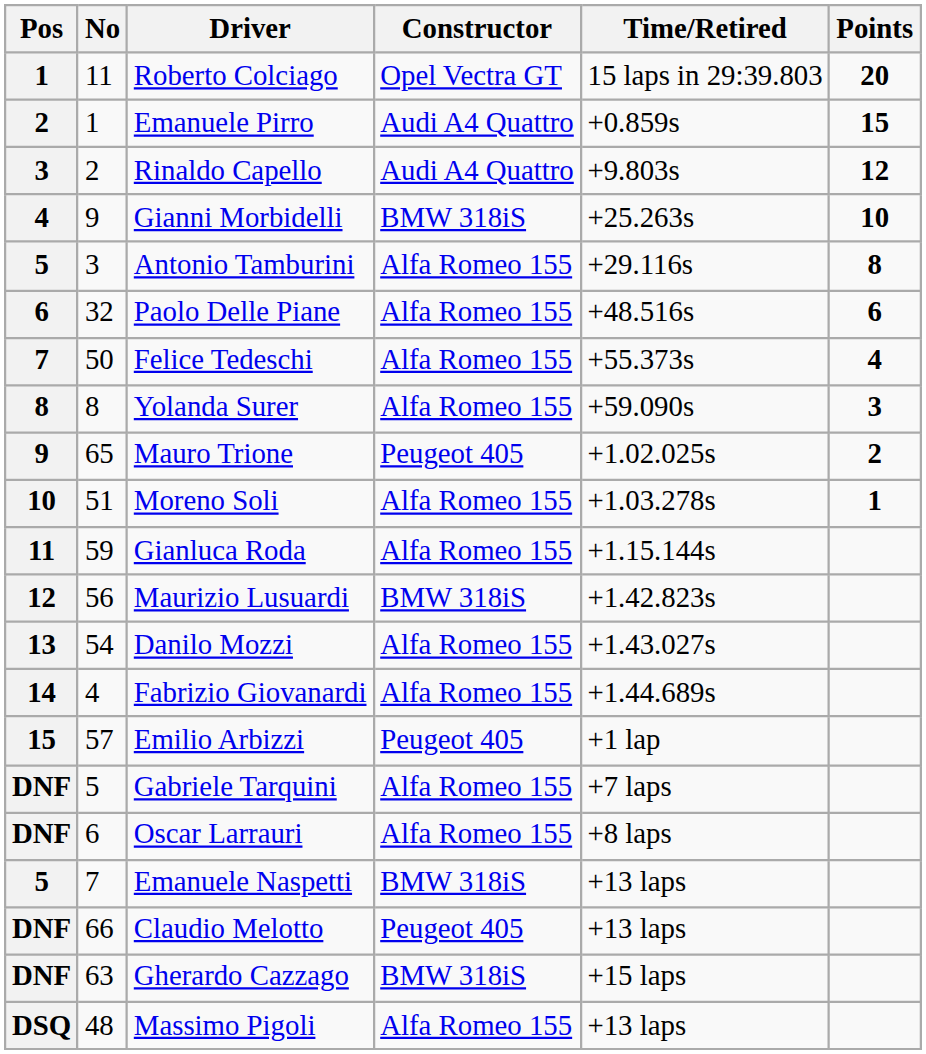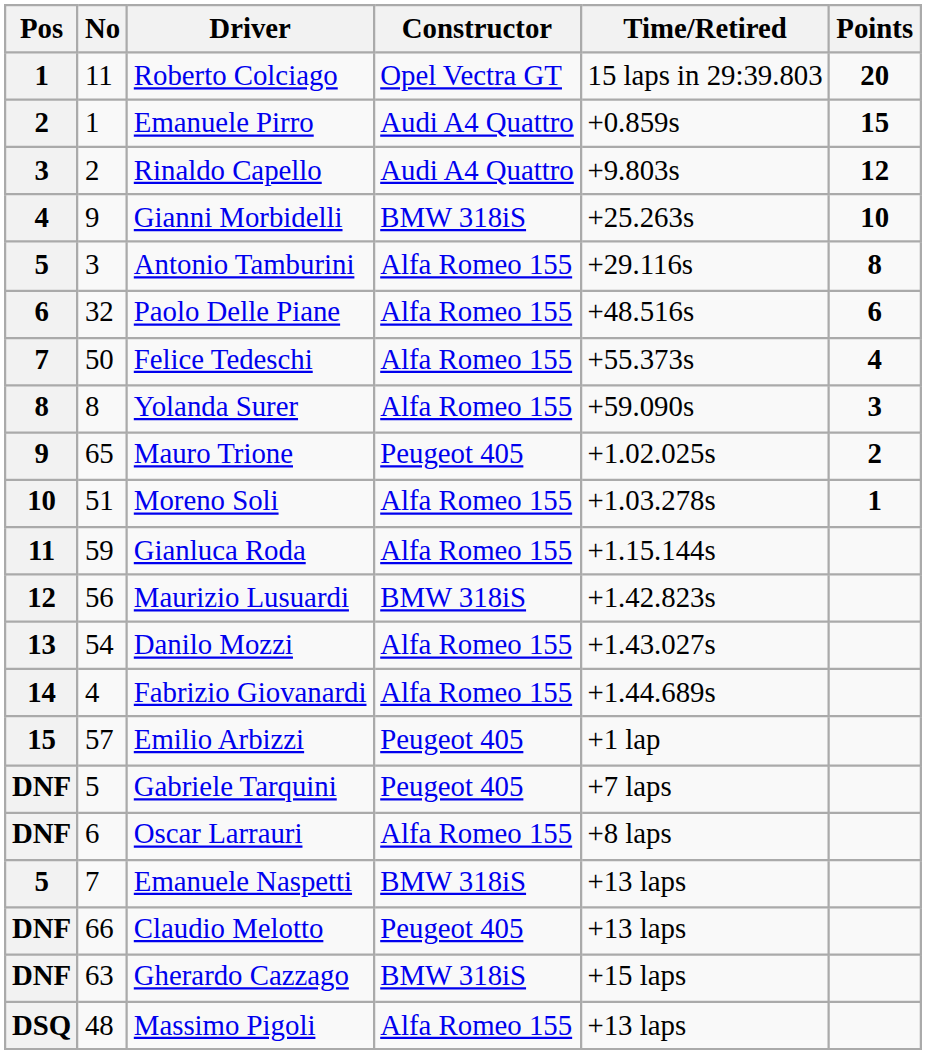(476, 787) Alfa Romeo 155 -> (452, 787) Peugeot 405
